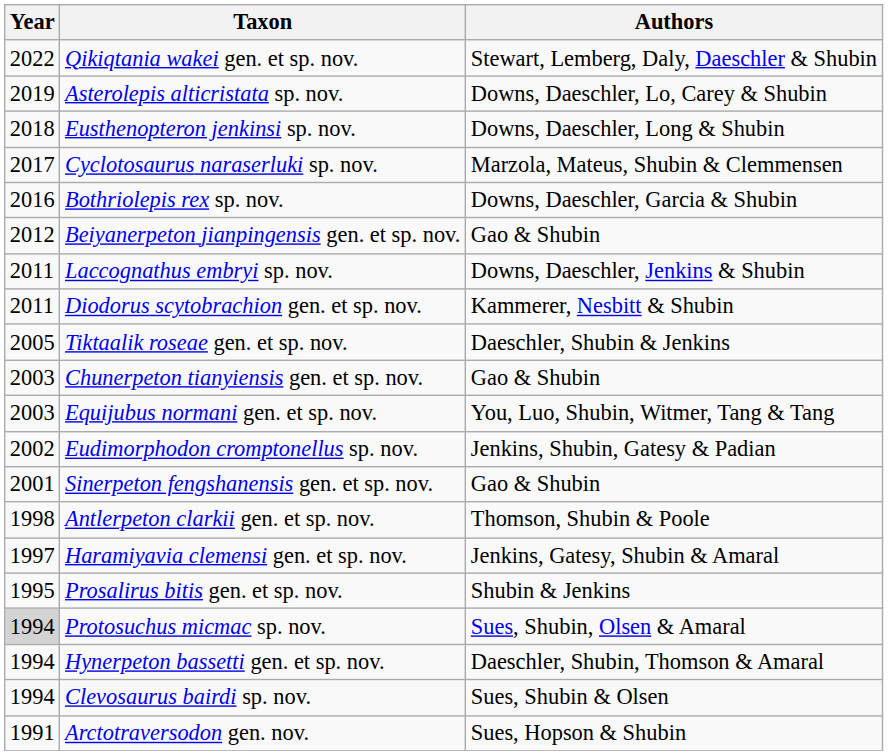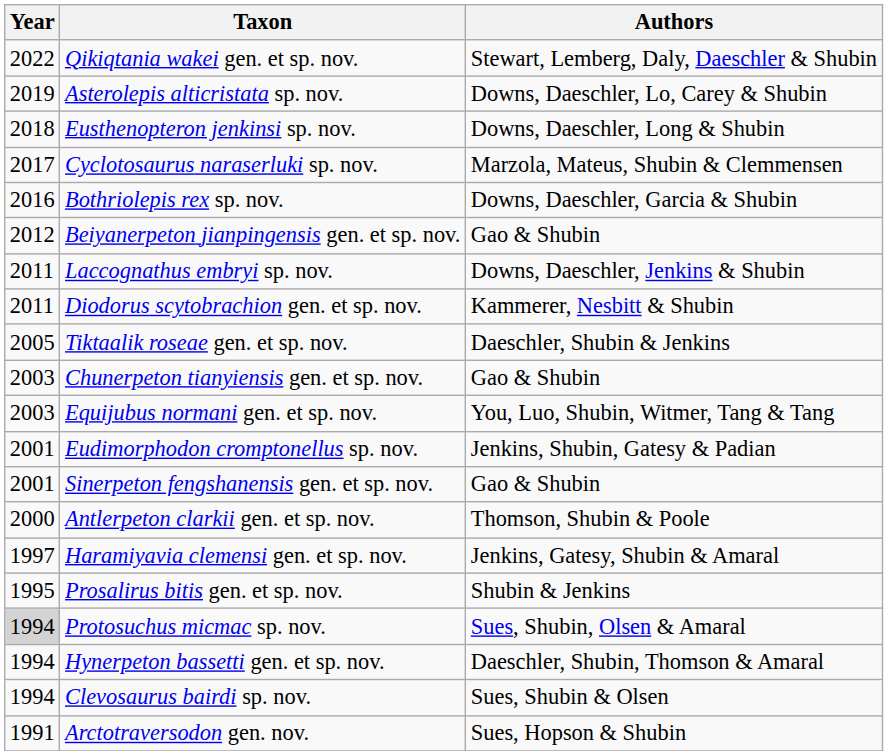(32, 448) 2002 -> (32, 448) 2001
(32, 519) 1998 -> (32, 519) 2000
